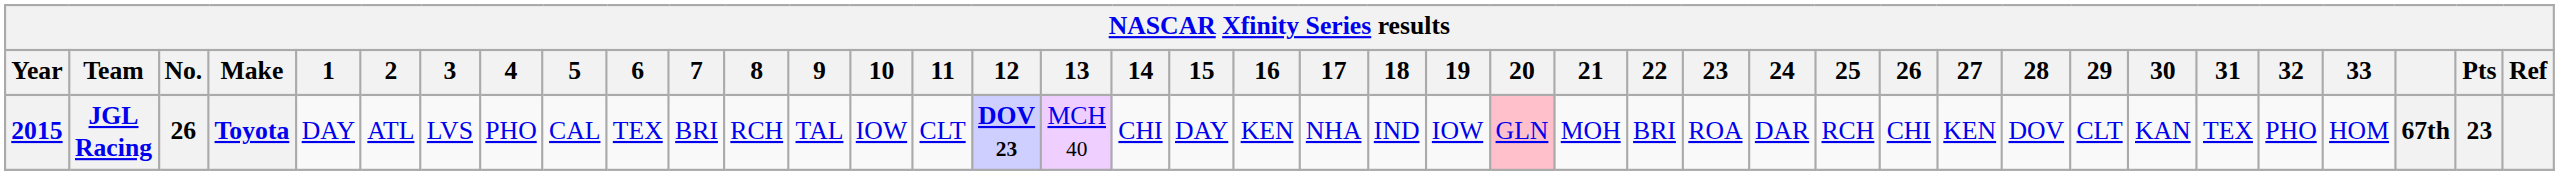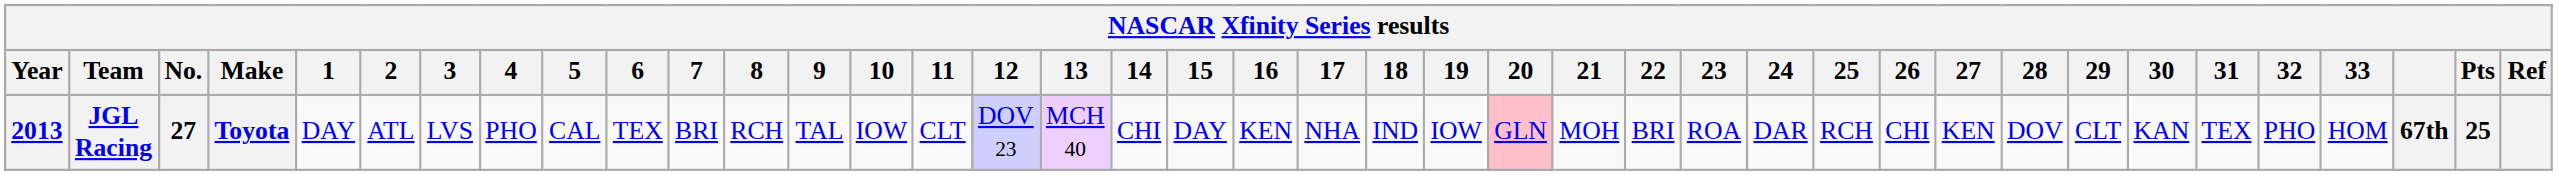(37, 131) 2015 -> (37, 131) 2013
(183, 131) 26 -> (183, 131) 27
(1007, 131) bold -> (1006, 130) normal
(2479, 131) 23 -> (2478, 131) 25
